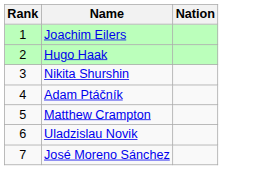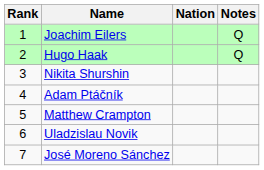+ column: (238, 14)
